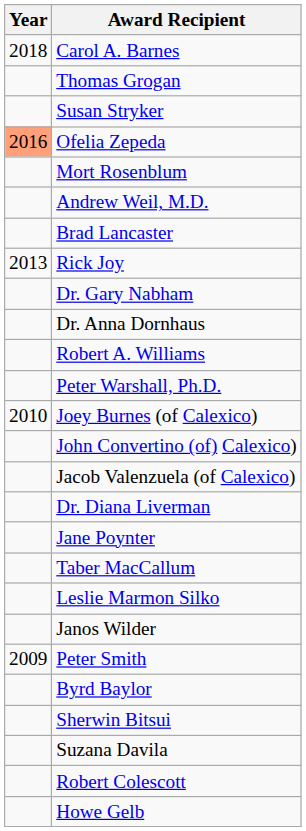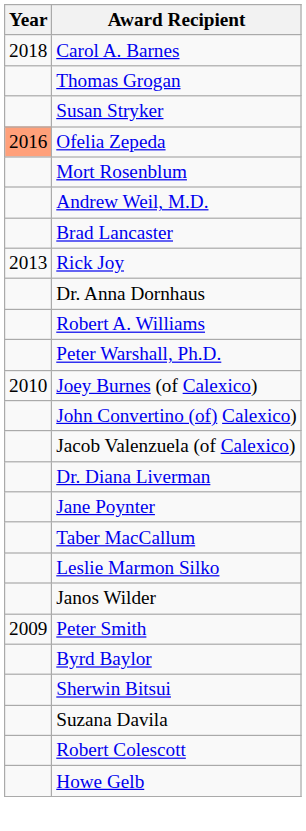- row: (125, 293)
